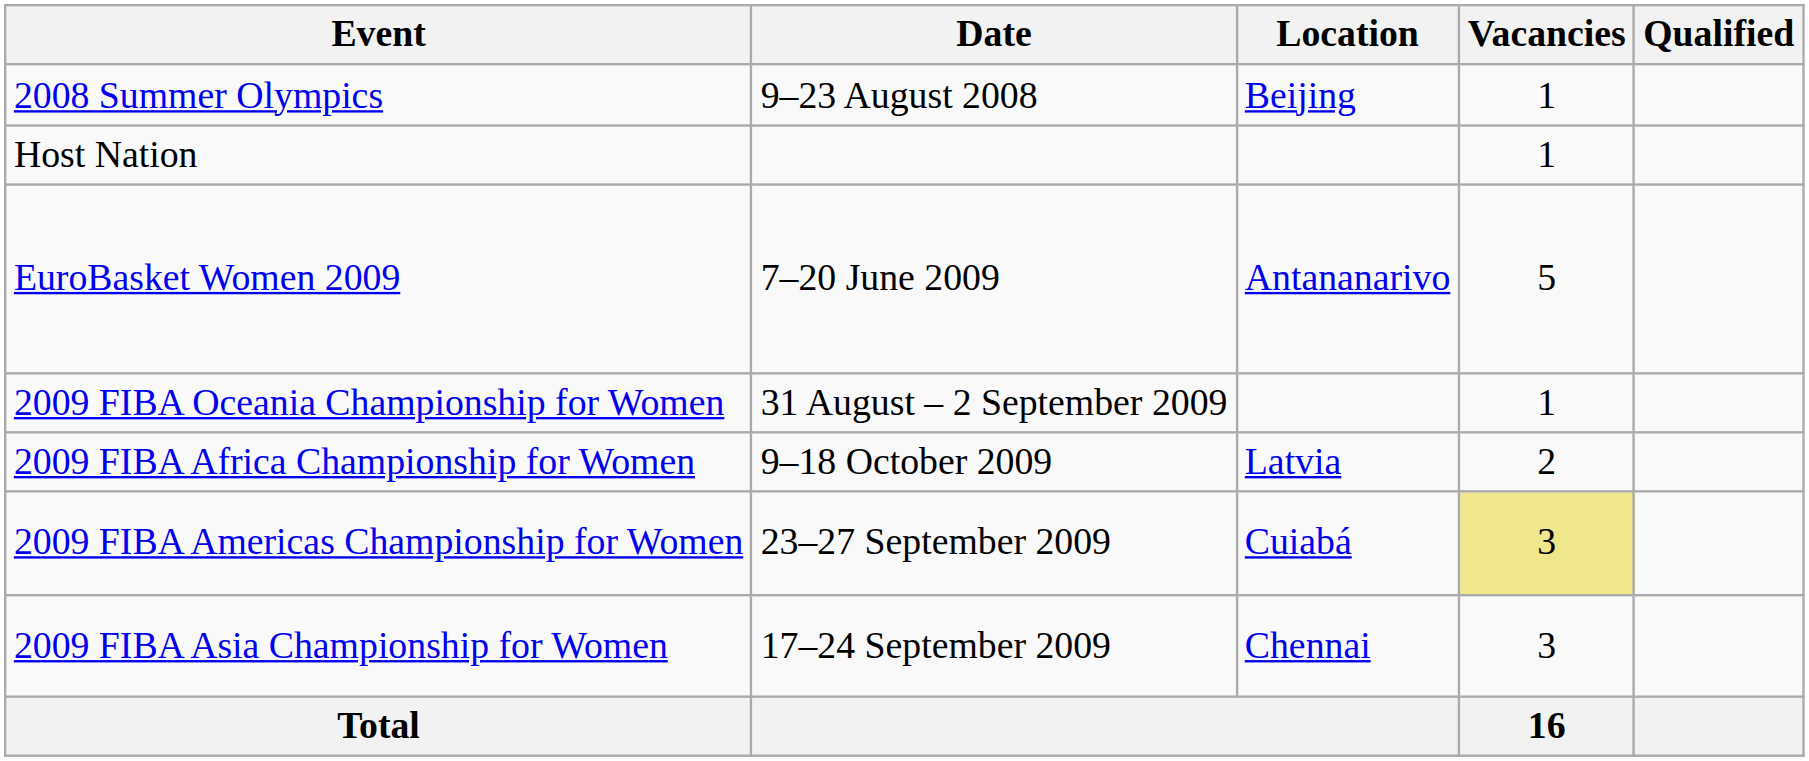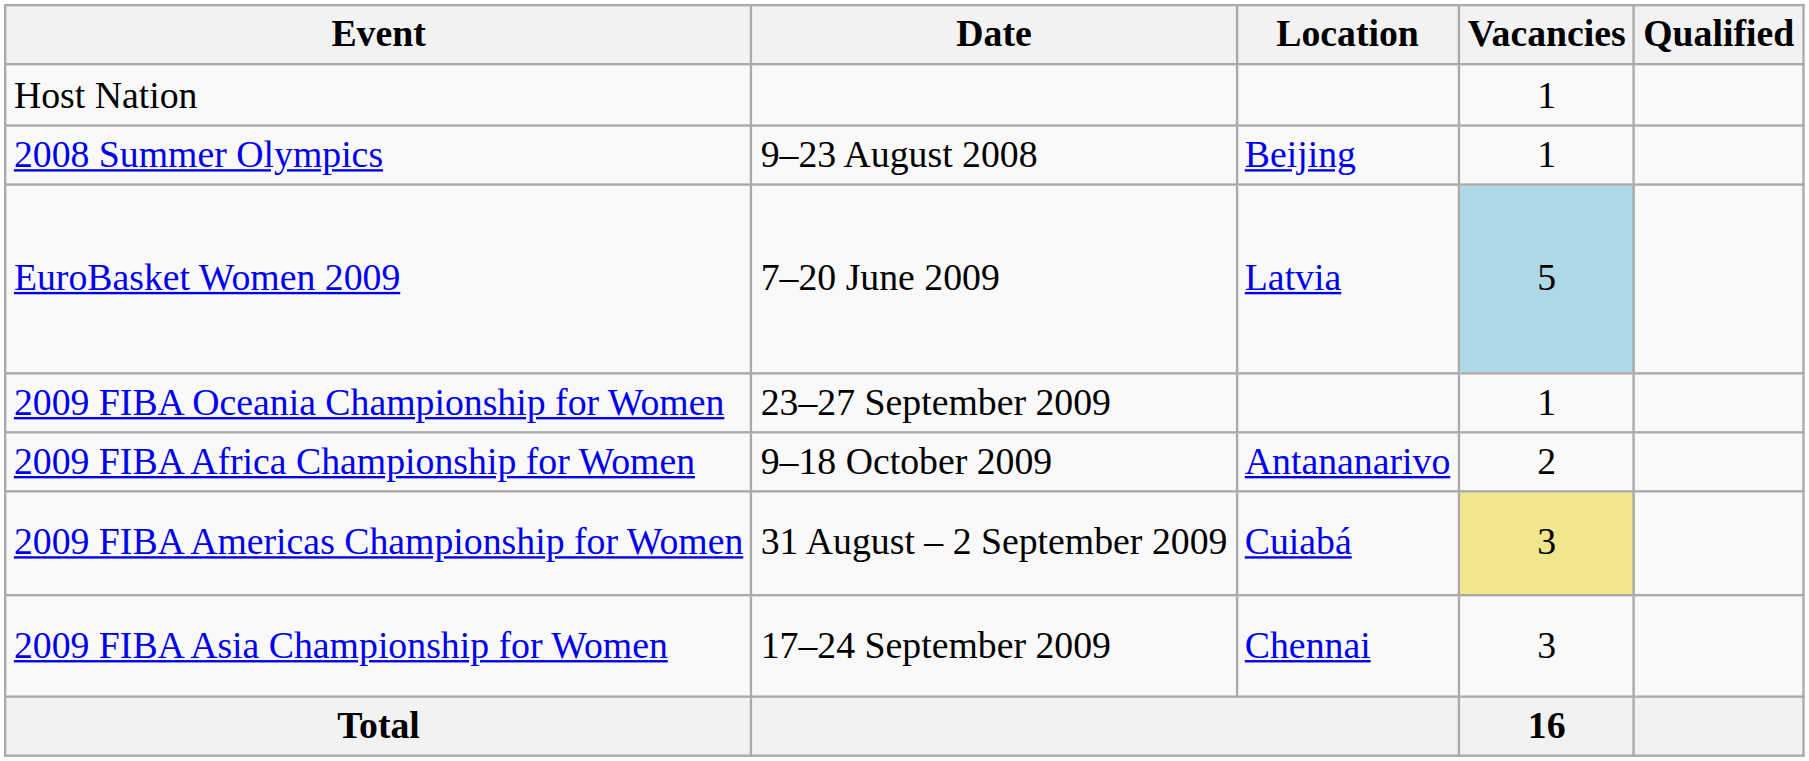rows swapped: (106, 154) <-> (198, 94)
(1348, 277) Antananarivo -> (1293, 277) Latvia
(1547, 277) no background -> (1547, 277) lightblue background
(994, 401) 31 August – 2 September 2009 -> (936, 401) 23–27 September 2009
(1293, 461) Latvia -> (1348, 461) Antananarivo
(936, 542) 23–27 September 2009 -> (994, 542) 31 August – 2 September 2009
